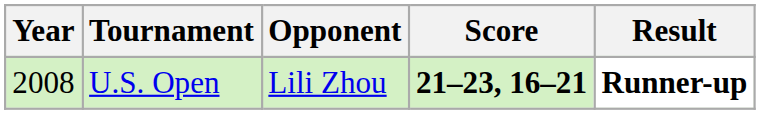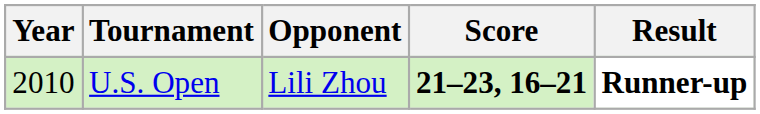(43, 81) 2008 -> (43, 81) 2010
